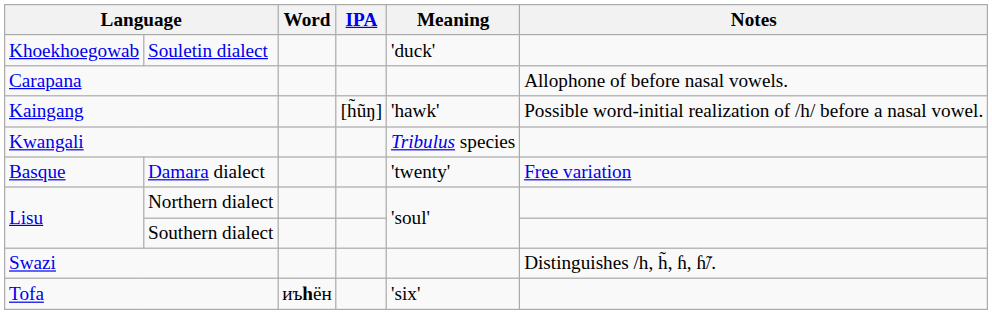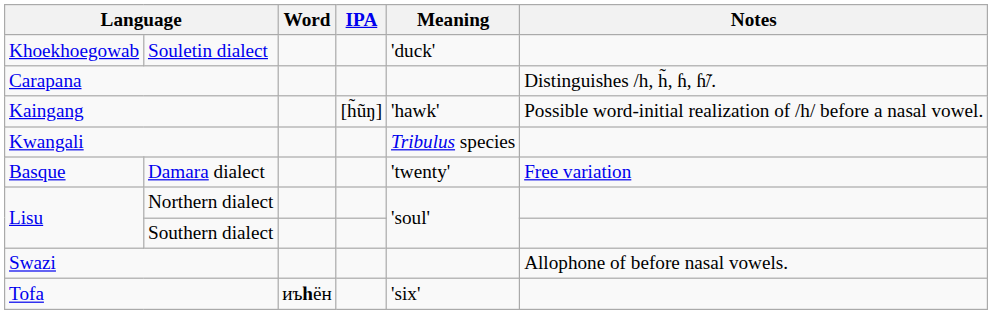(656, 80) Allophone of before nasal vowels. -> (620, 80) Distinguishes /h, h̃, ɦ, ɦ̃/.
(620, 263) Distinguishes /h, h̃, ɦ, ɦ̃/. -> (656, 263) Allophone of before nasal vowels.
